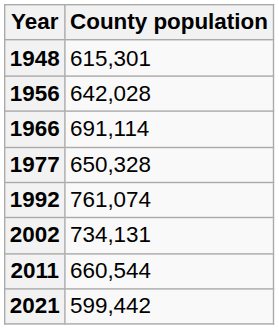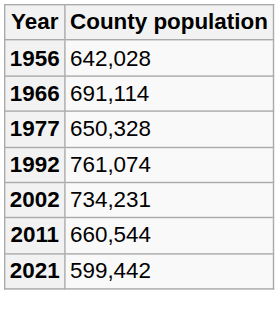- row: (35, 57)
(111, 235) 734,131 -> (111, 199) 734,231
